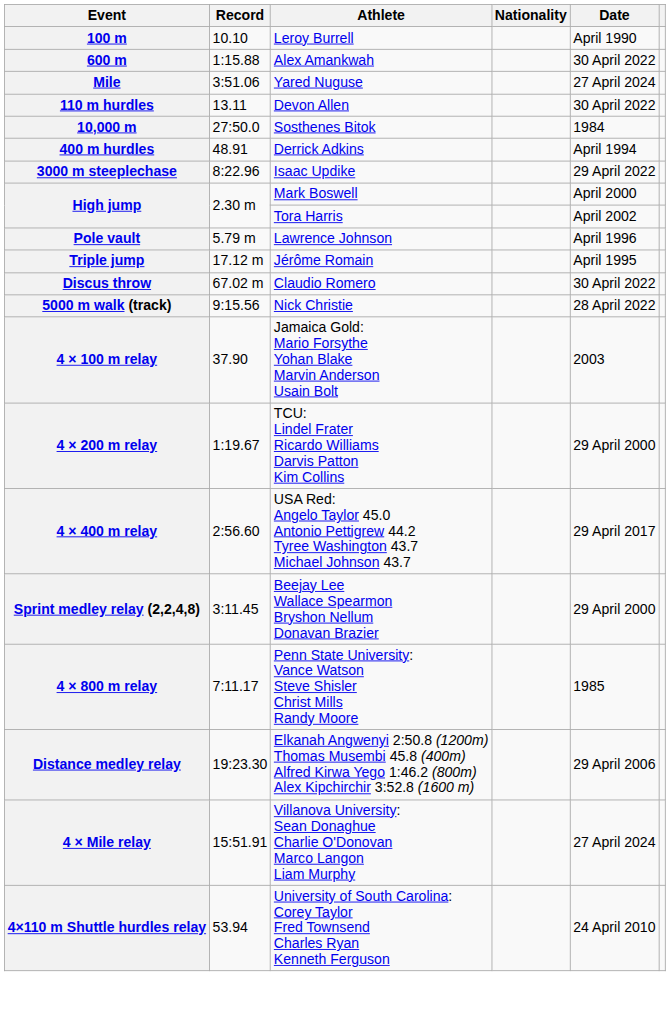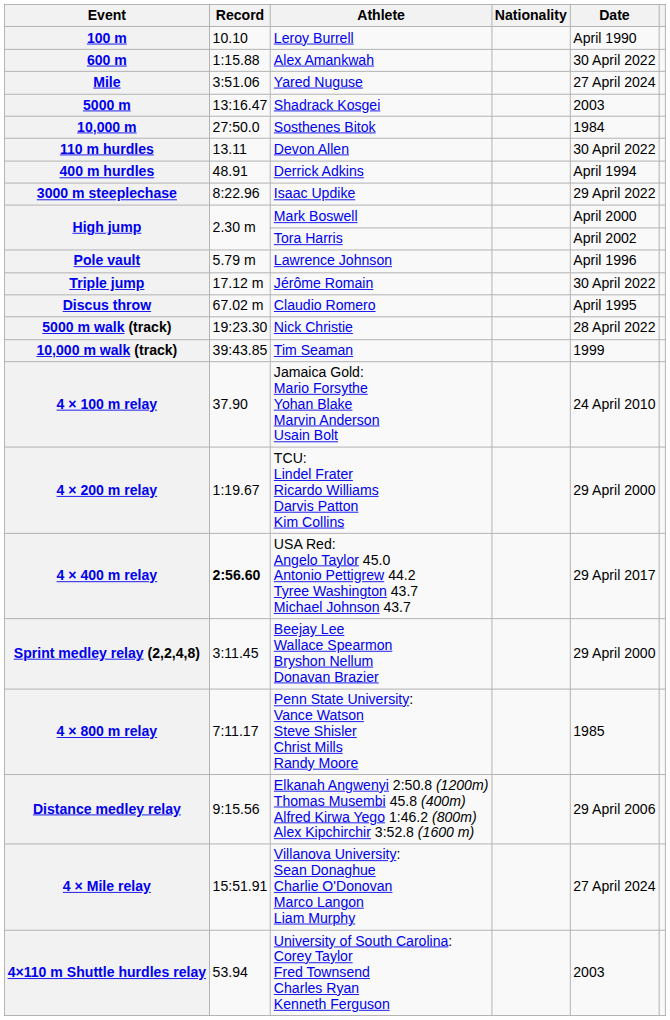+ row: (107, 104)
rows swapped: (107, 127) <-> (107, 104)
(605, 261) April 1995 -> (614, 283) 30 April 2022
(614, 283) 30 April 2022 -> (605, 305) April 1995
(236, 305) 9:15.56 -> (240, 328) 19:23.30
+ row: (107, 350)
(589, 359) 2003 -> (614, 404) 24 April 2010
(236, 531) normal -> (236, 576) bold
(240, 764) 19:23.30 -> (236, 809) 9:15.56
(614, 928) 24 April 2010 -> (589, 972) 2003
